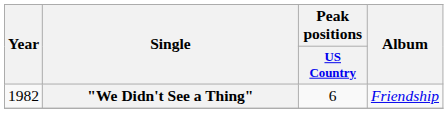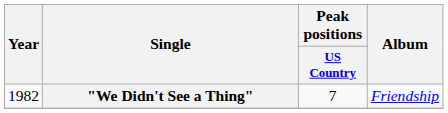(333, 96) 6 -> (333, 96) 7
